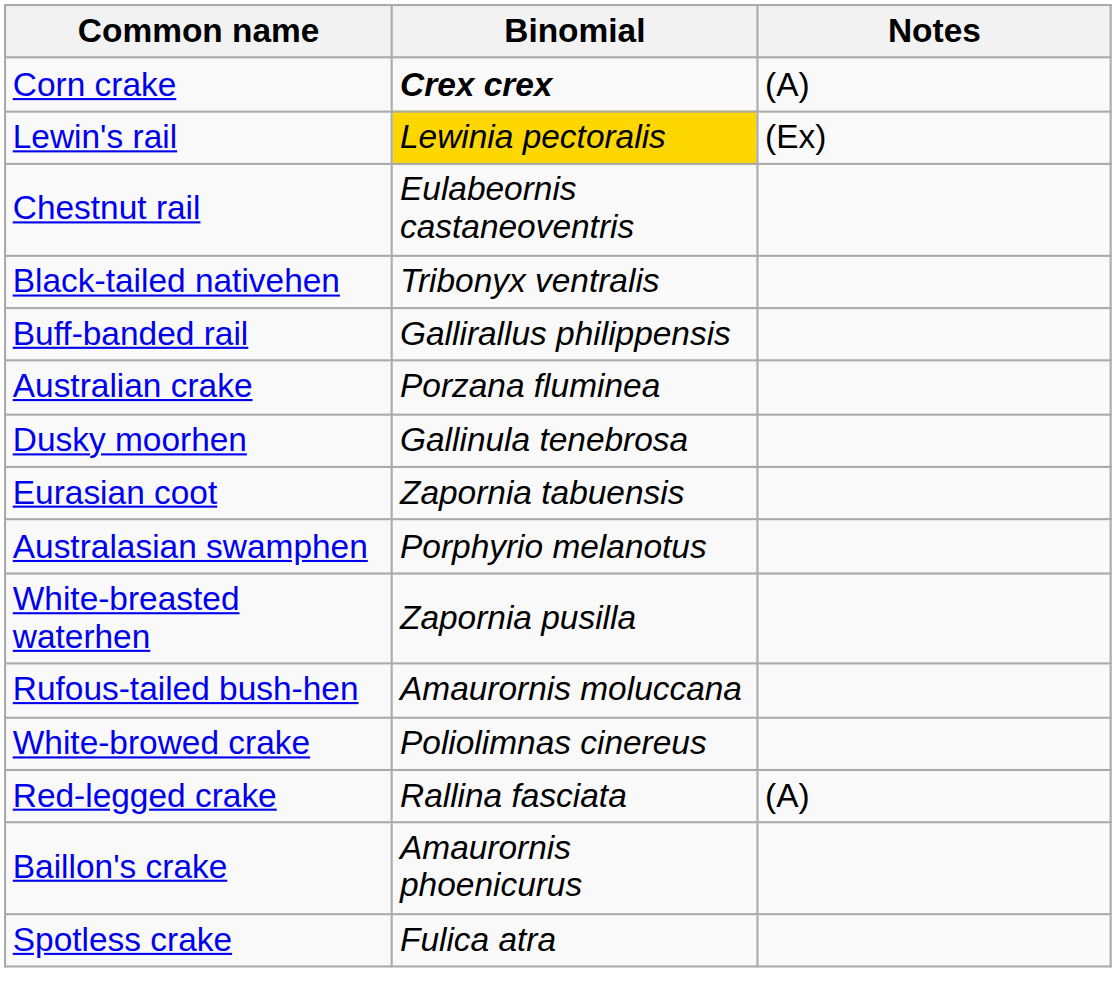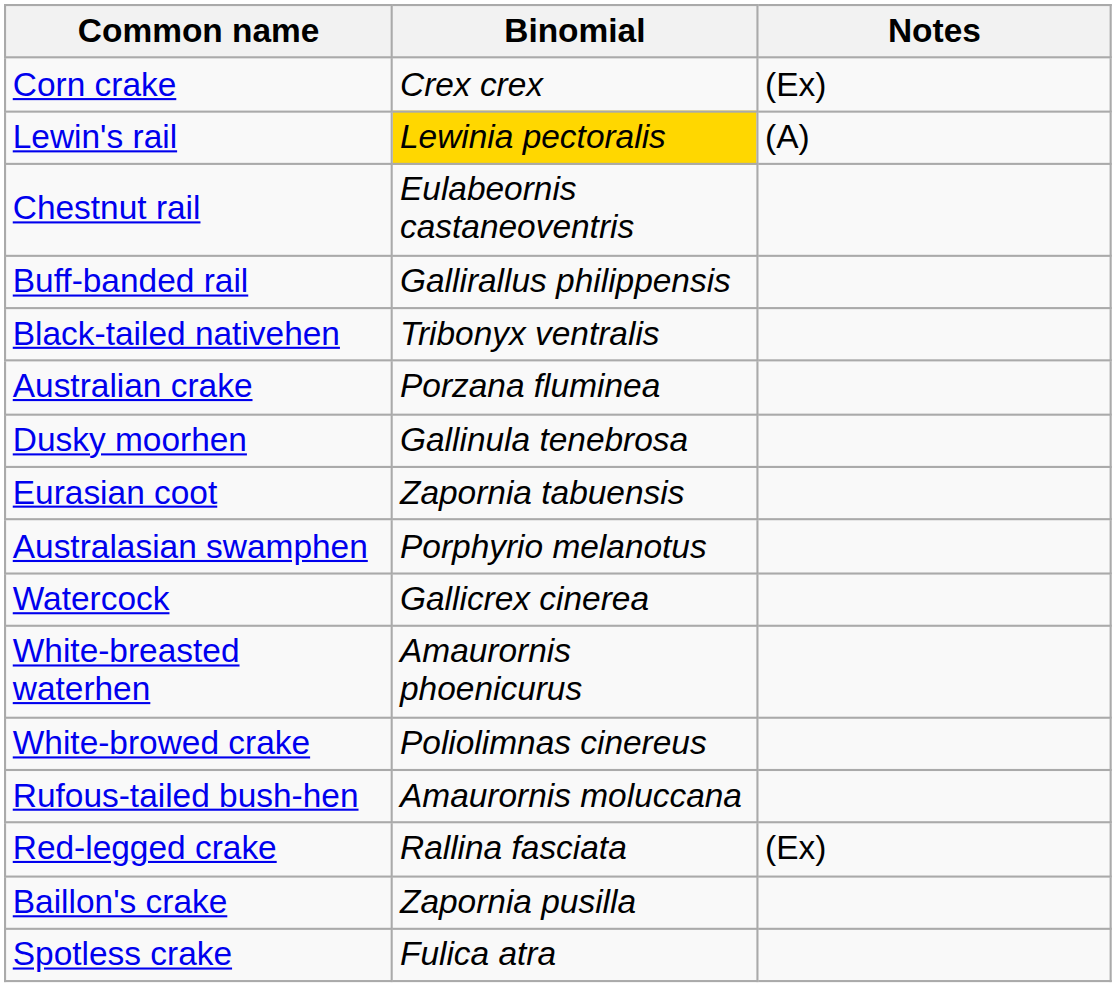(476, 84) bold -> (472, 84) normal
(787, 84) (A) -> (796, 84) (Ex)
(796, 137) (Ex) -> (787, 137) (A)
rows swapped: (130, 333) <-> (176, 280)
+ row: (91, 598)
(518, 617) Zapornia pusilla -> (491, 670) Amaurornis phoenicurus
rows swapped: (186, 689) <-> (161, 742)
(787, 795) (A) -> (796, 848) (Ex)
(491, 867) Amaurornis phoenicurus -> (518, 901) Zapornia pusilla
